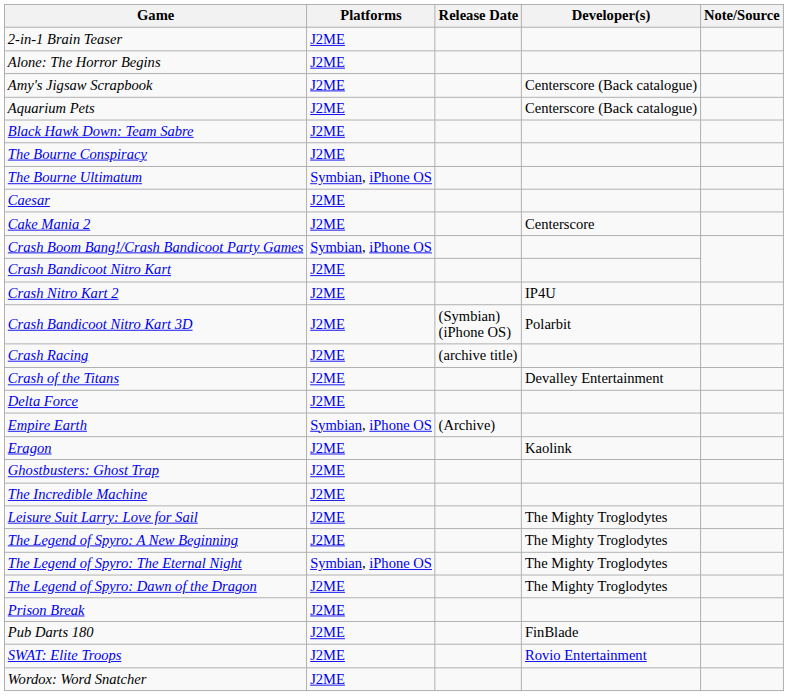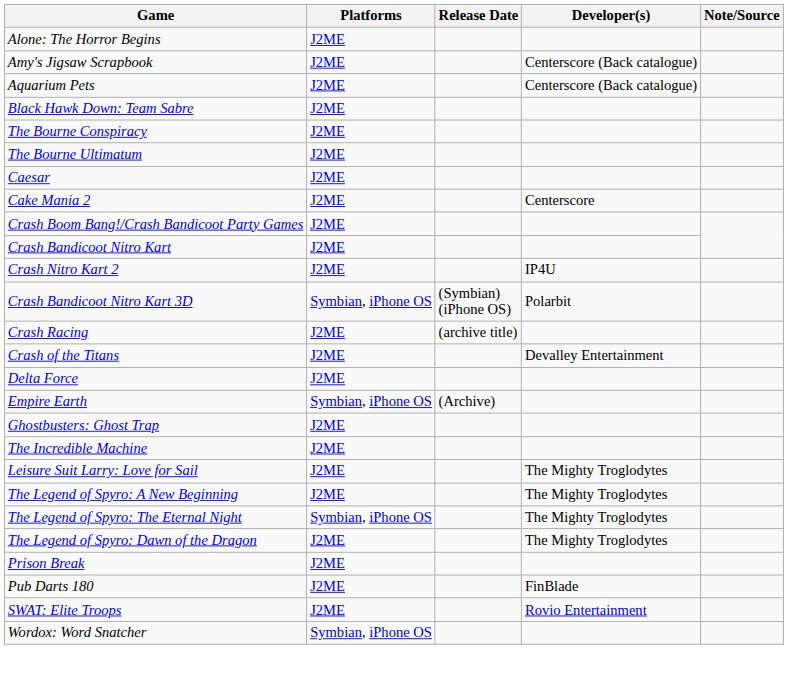- row: (65, 39)
(371, 177) Symbian, iPhone OS -> (328, 154) J2ME
(371, 246) Symbian, iPhone OS -> (328, 223) J2ME
(328, 324) J2ME -> (371, 301) Symbian, iPhone OS
- row: (30, 448)
(328, 678) J2ME -> (371, 632) Symbian, iPhone OS
